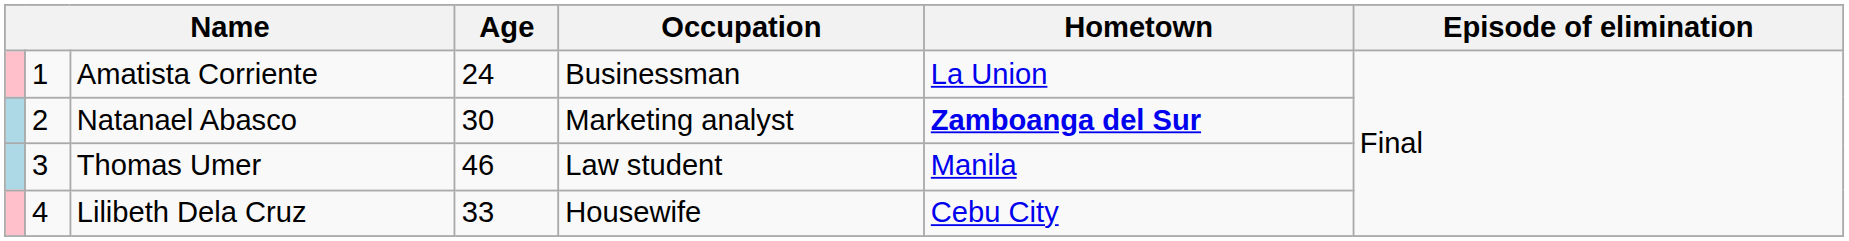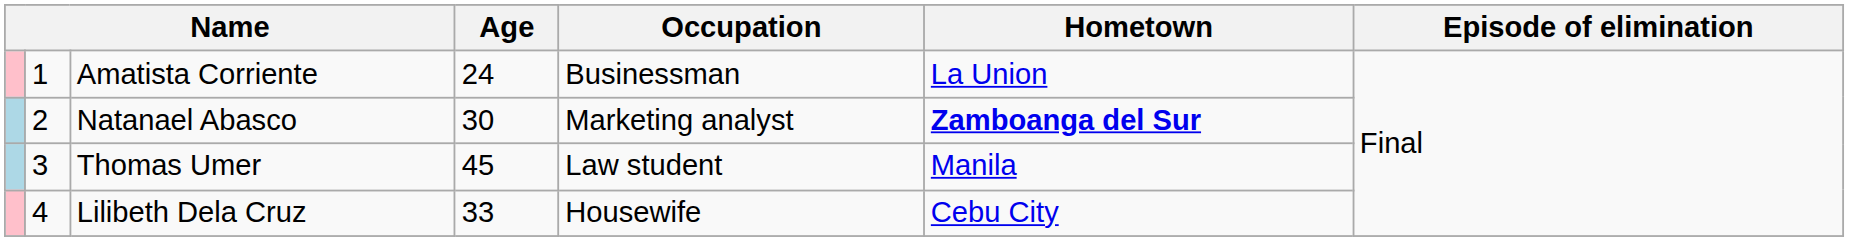(478, 166) 46 -> (478, 166) 45
